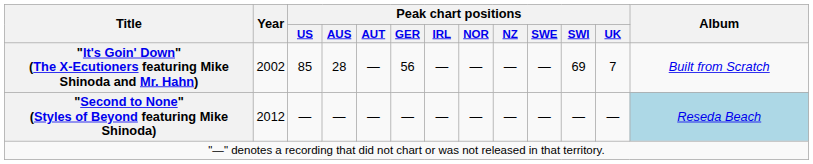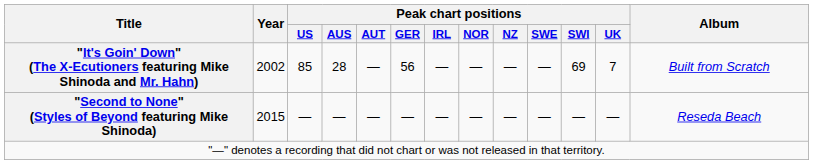(271, 116) 2012 -> (271, 116) 2015
(719, 116) lightblue background -> (719, 116) no background
